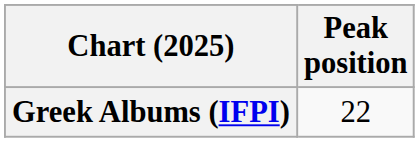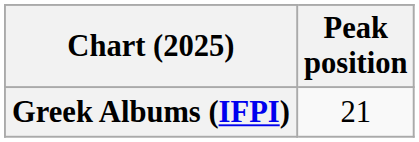(356, 111) 22 -> (356, 111) 21
